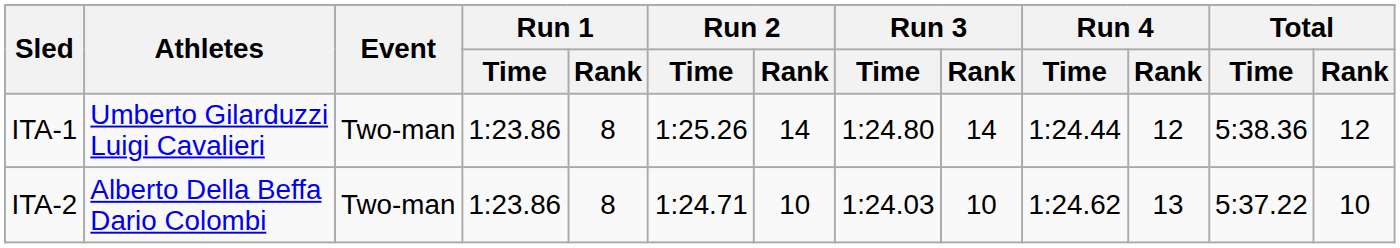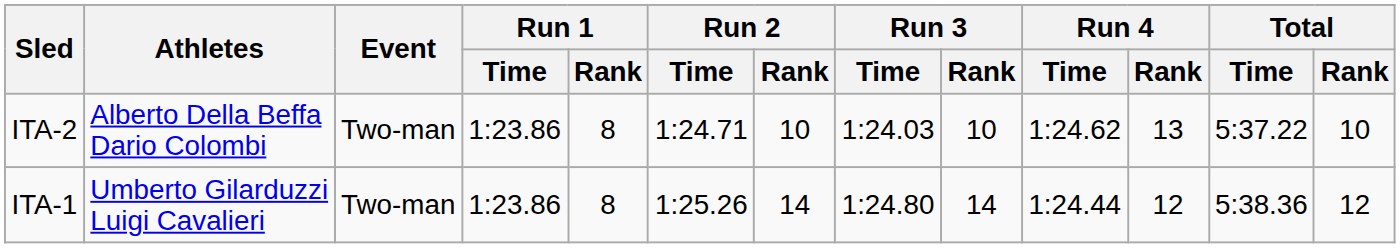rows swapped: (44, 131) <-> (44, 205)
